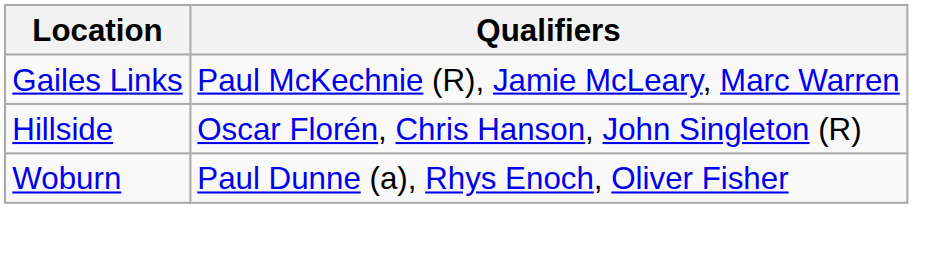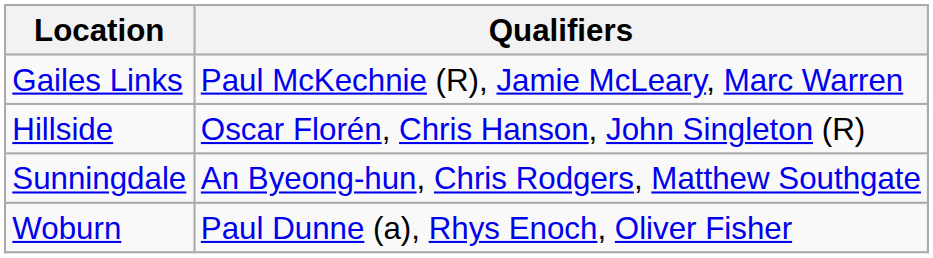+ row: (99, 179)
